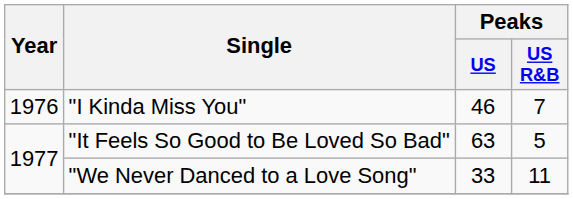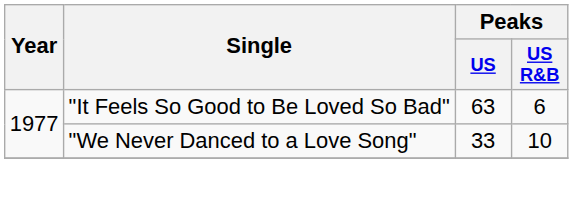- row: (157, 106)
(540, 141) 5 -> (540, 106) 6
(540, 175) 11 -> (540, 141) 10
